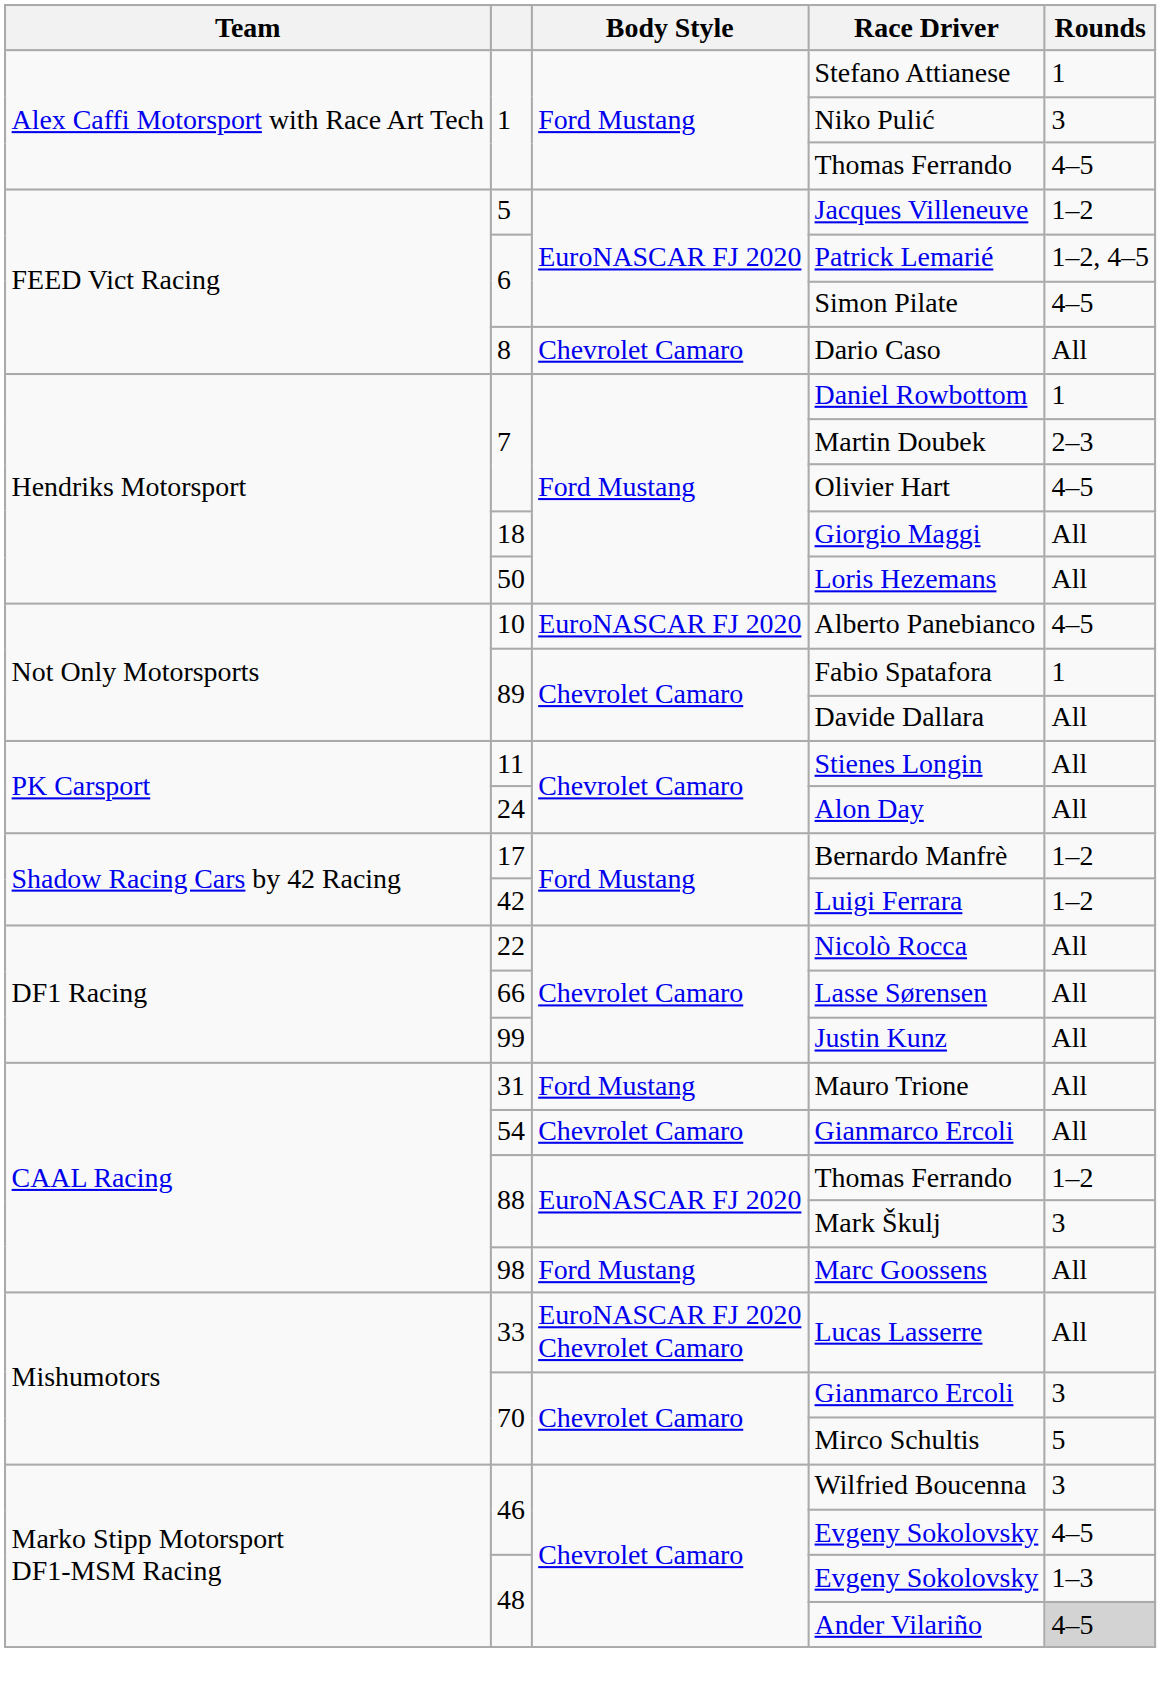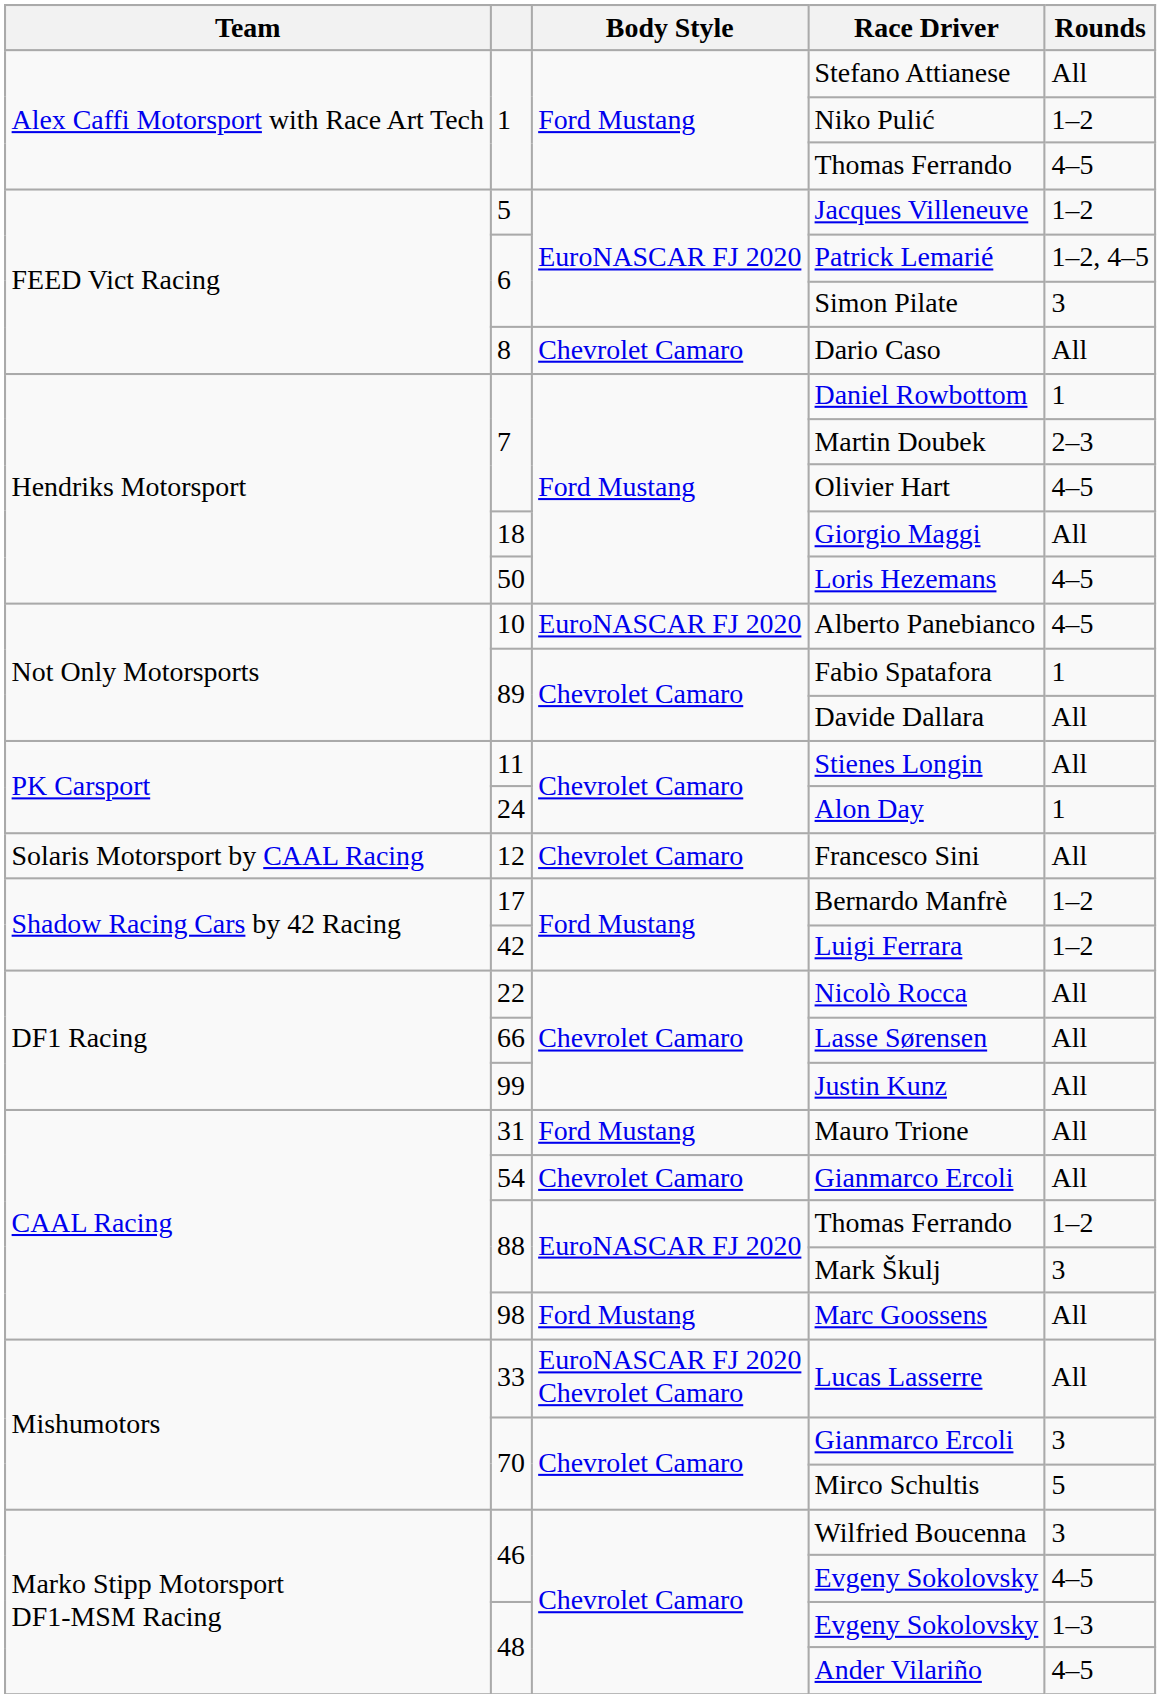(1058, 73) 1 -> (1069, 73) All
(1058, 119) 3 -> (1072, 119) 1–2
(1072, 303) 4–5 -> (1058, 303) 3
(1069, 579) All -> (1072, 579) 4–5
(1069, 809) All -> (1058, 809) 1
+ row: (511, 855)
(1072, 1623) lightgrey background -> (1072, 1669) no background
